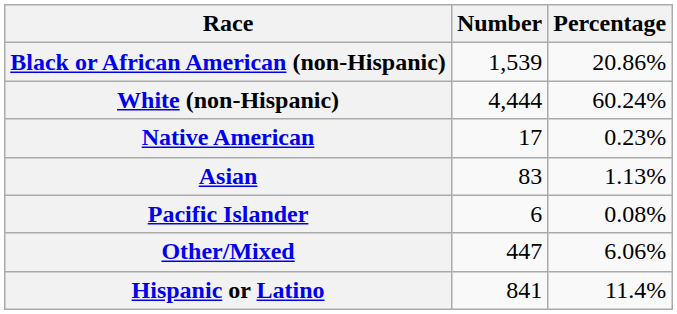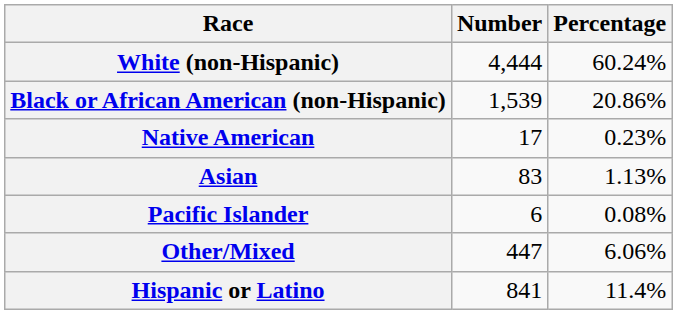rows swapped: (228, 99) <-> (228, 61)
